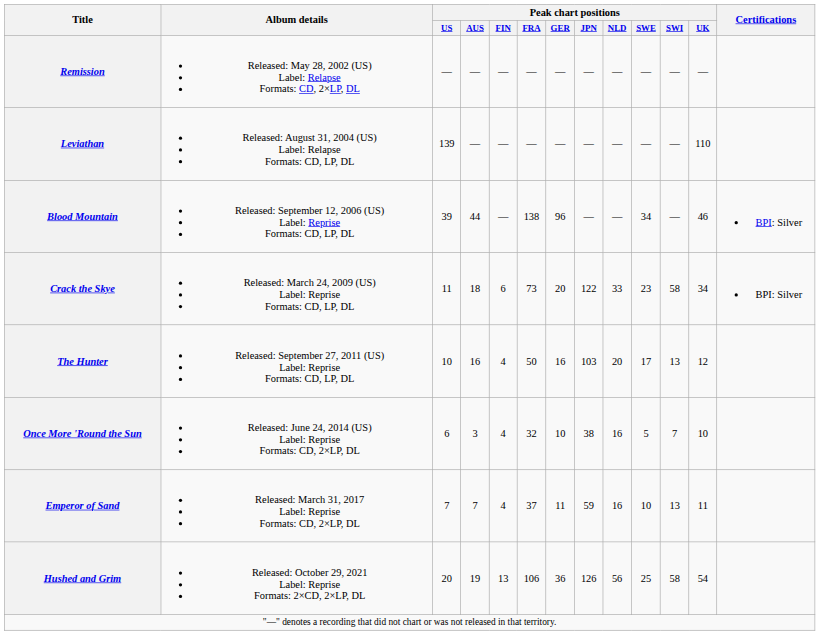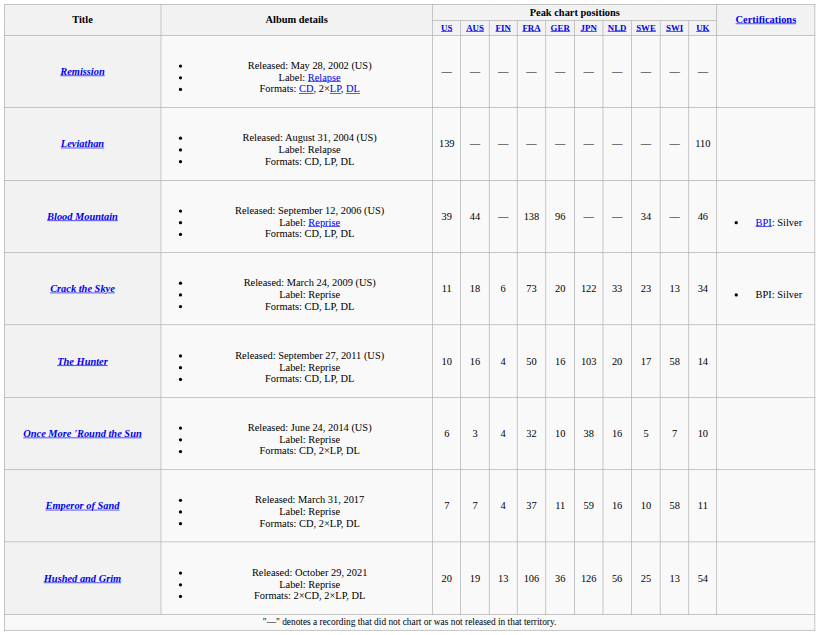(675, 288) 58 -> (675, 288) 13
(675, 361) 13 -> (675, 361) 58
(703, 361) 12 -> (703, 361) 14
(675, 506) 13 -> (675, 506) 58
(675, 578) 58 -> (675, 578) 13
